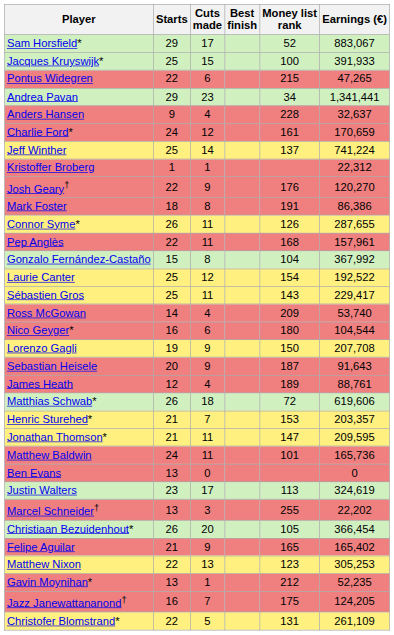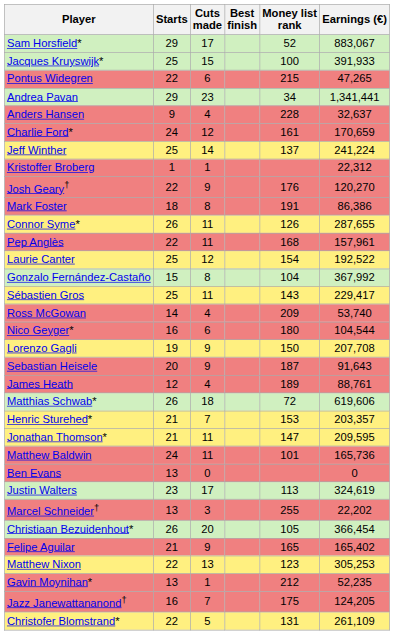(355, 150) 741,224 -> (355, 150) 241,224
rows swapped: (79, 259) <-> (41, 277)
